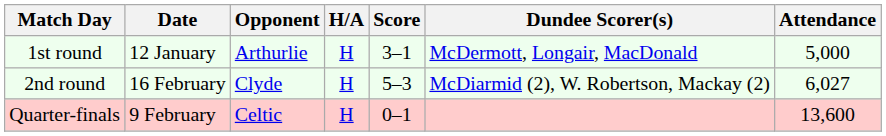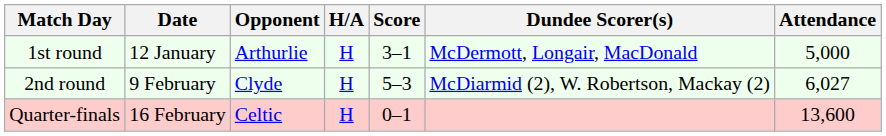(177, 83) 16 February -> (172, 83) 9 February
(172, 114) 9 February -> (177, 114) 16 February
